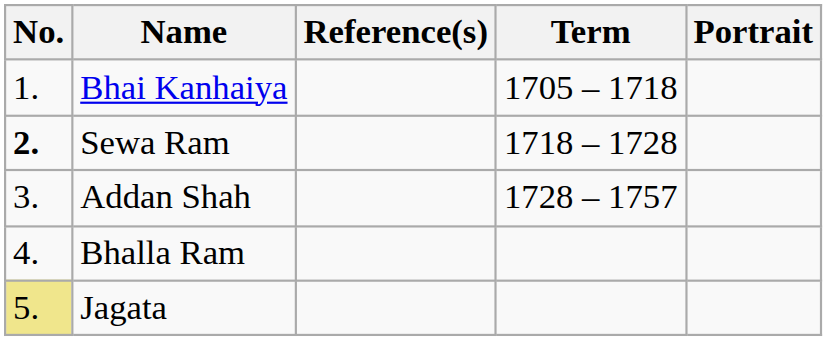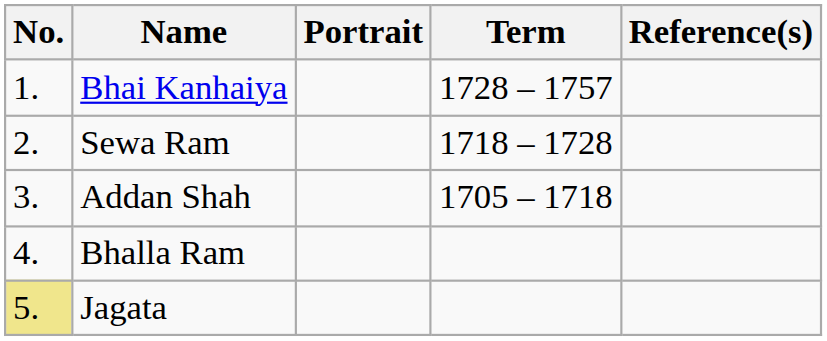columns swapped: (753, 32) <-> (396, 32)
(591, 87) 1705 – 1718 -> (526, 87) 1728 – 1757
(26, 142) bold -> (26, 142) normal
(591, 197) 1728 – 1757 -> (526, 197) 1705 – 1718
